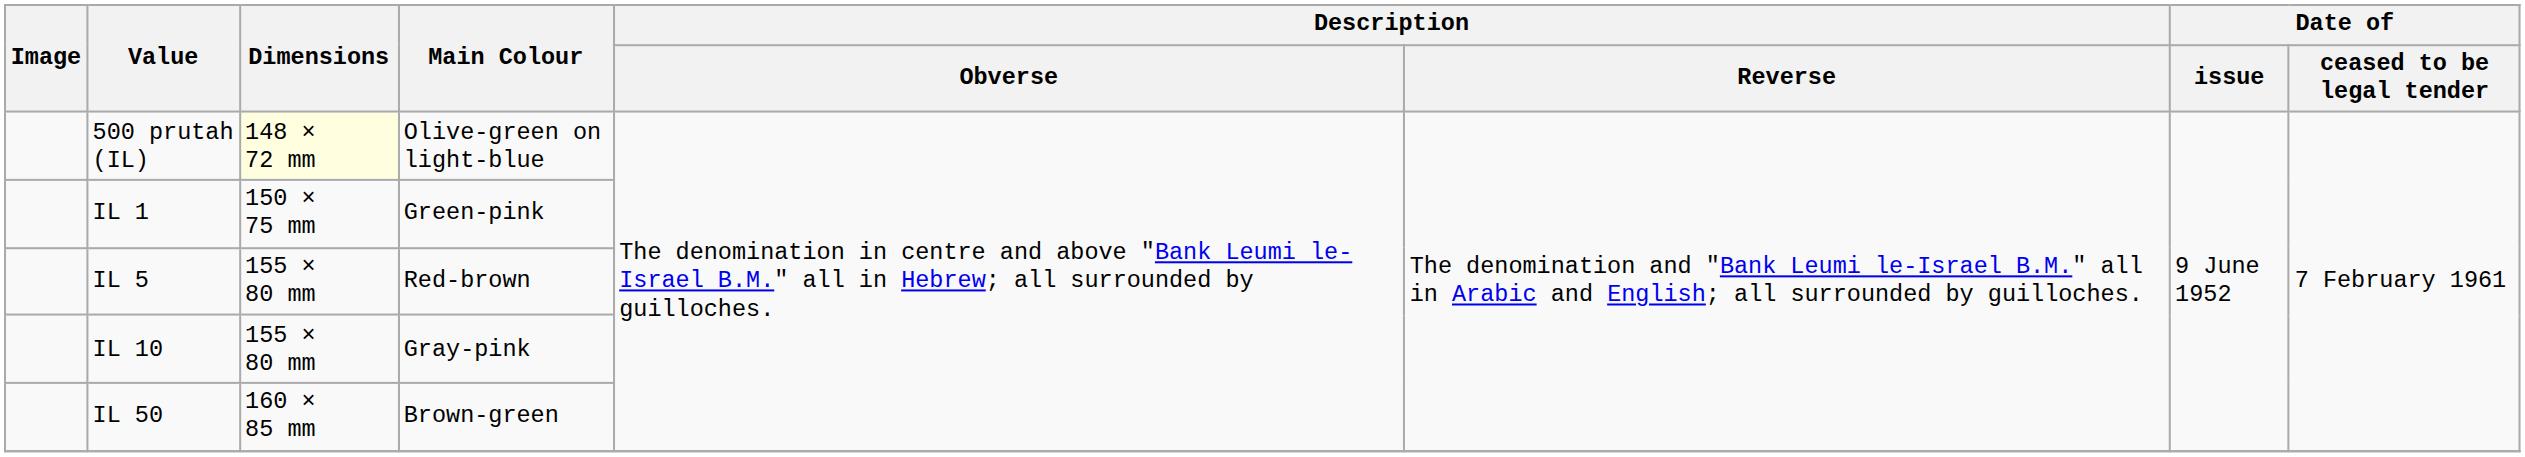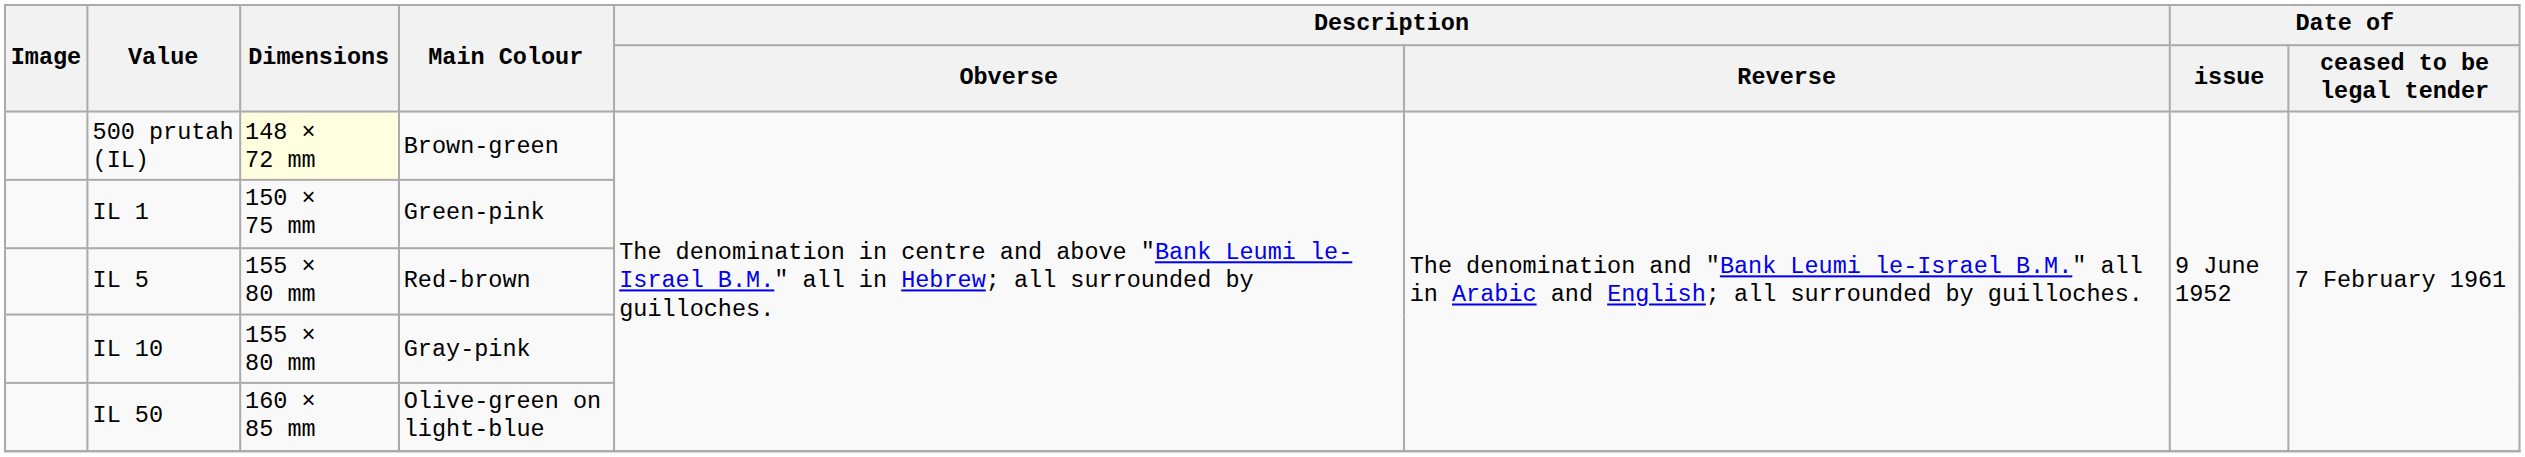(502, 146) Olive-green on light-blue -> (481, 146) Brown-green
(481, 416) Brown-green -> (502, 416) Olive-green on light-blue
